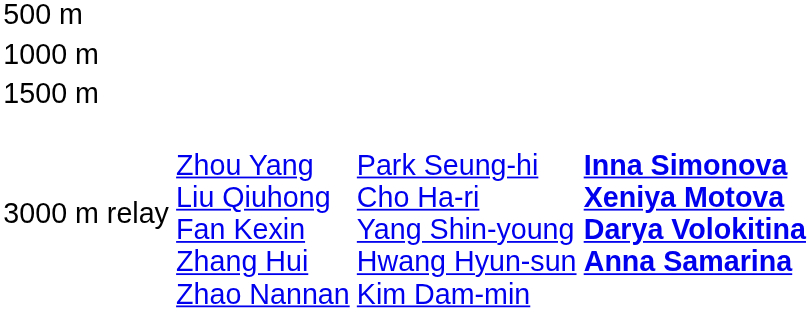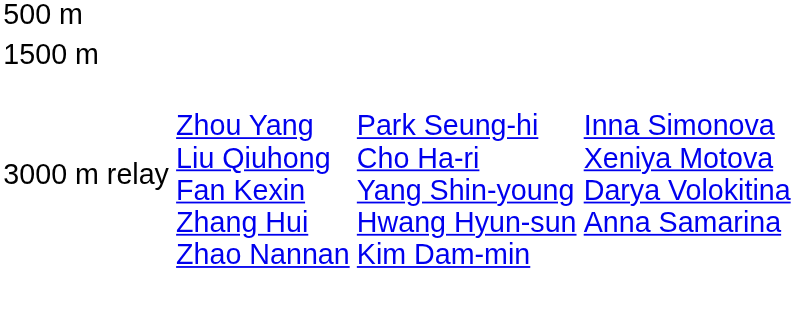- row: (51, 54)
(695, 213) bold -> (687, 174) normal
